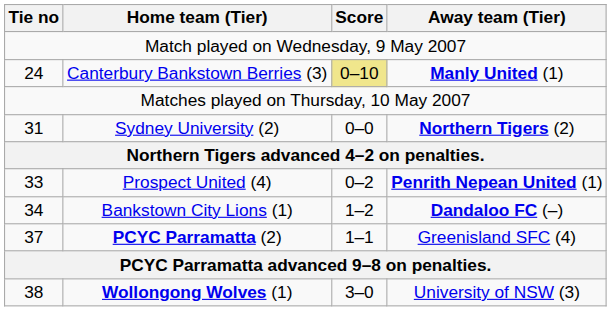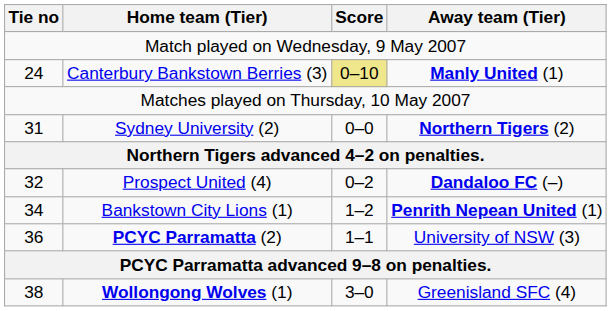(34, 182) 33 -> (34, 182) 32
(497, 182) Penrith Nepean United (1) -> (497, 182) Dandaloo FC (–)
(497, 210) Dandaloo FC (–) -> (497, 210) Penrith Nepean United (1)
(34, 237) 37 -> (34, 237) 36
(497, 237) Greenisland SFC (4) -> (497, 237) University of NSW (3)
(497, 292) University of NSW (3) -> (497, 292) Greenisland SFC (4)
